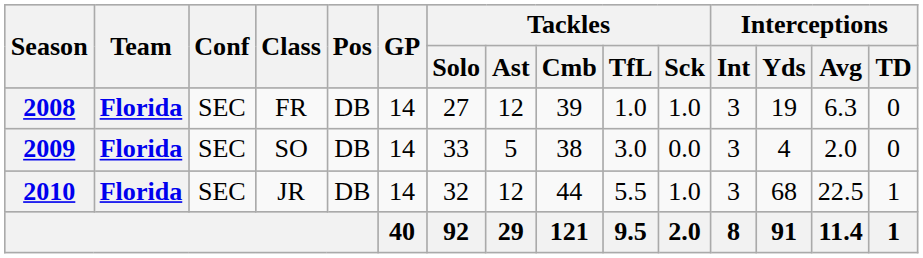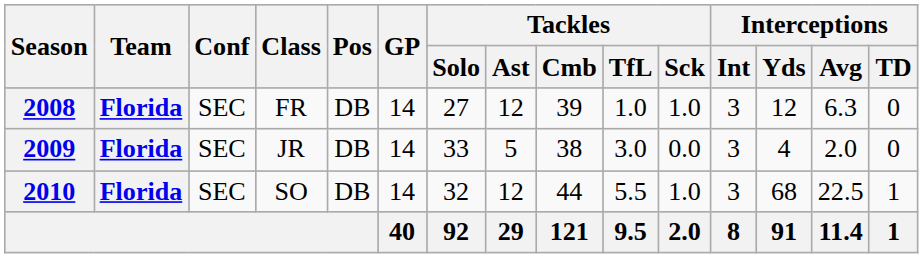(784, 107) 19 -> (784, 107) 12
(291, 149) SO -> (291, 149) JR
(291, 190) JR -> (291, 190) SO
